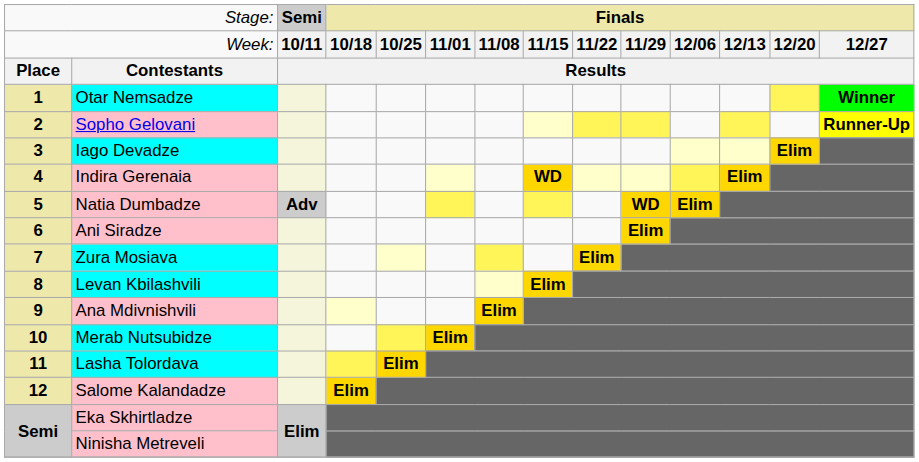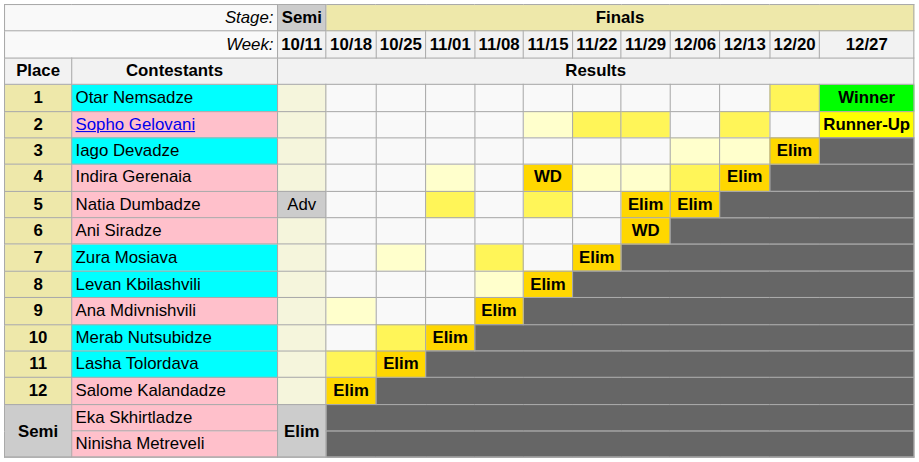(302, 204) bold -> (302, 204) normal
(646, 204) WD -> (646, 204) Elim
(646, 230) Elim -> (646, 230) WD
